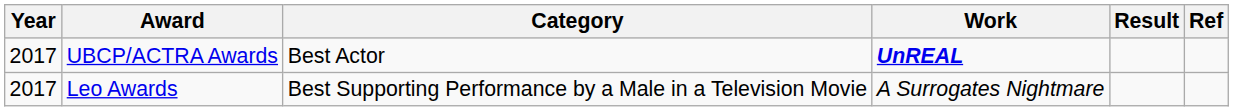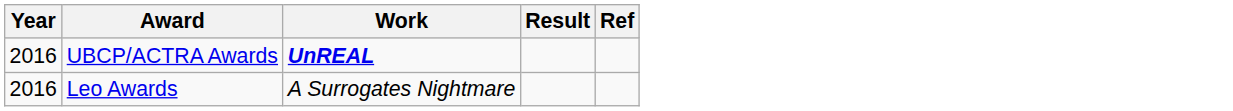- column: (577, 21)
(33, 55) 2017 -> (33, 55) 2016
(33, 88) 2017 -> (33, 88) 2016
